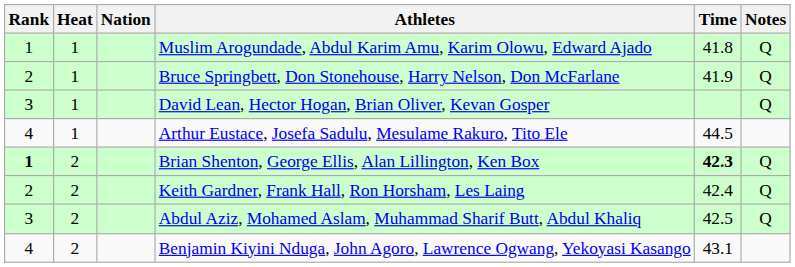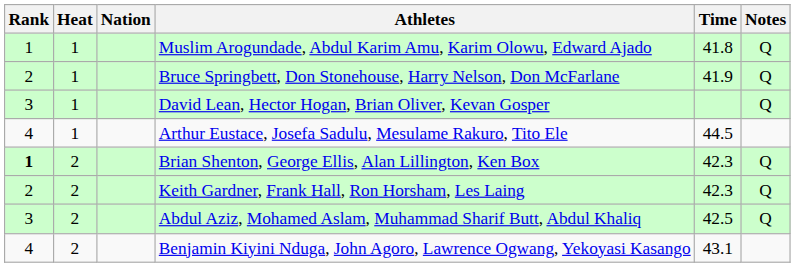(718, 161) bold -> (718, 161) normal
(718, 190) 42.4 -> (718, 190) 42.3
